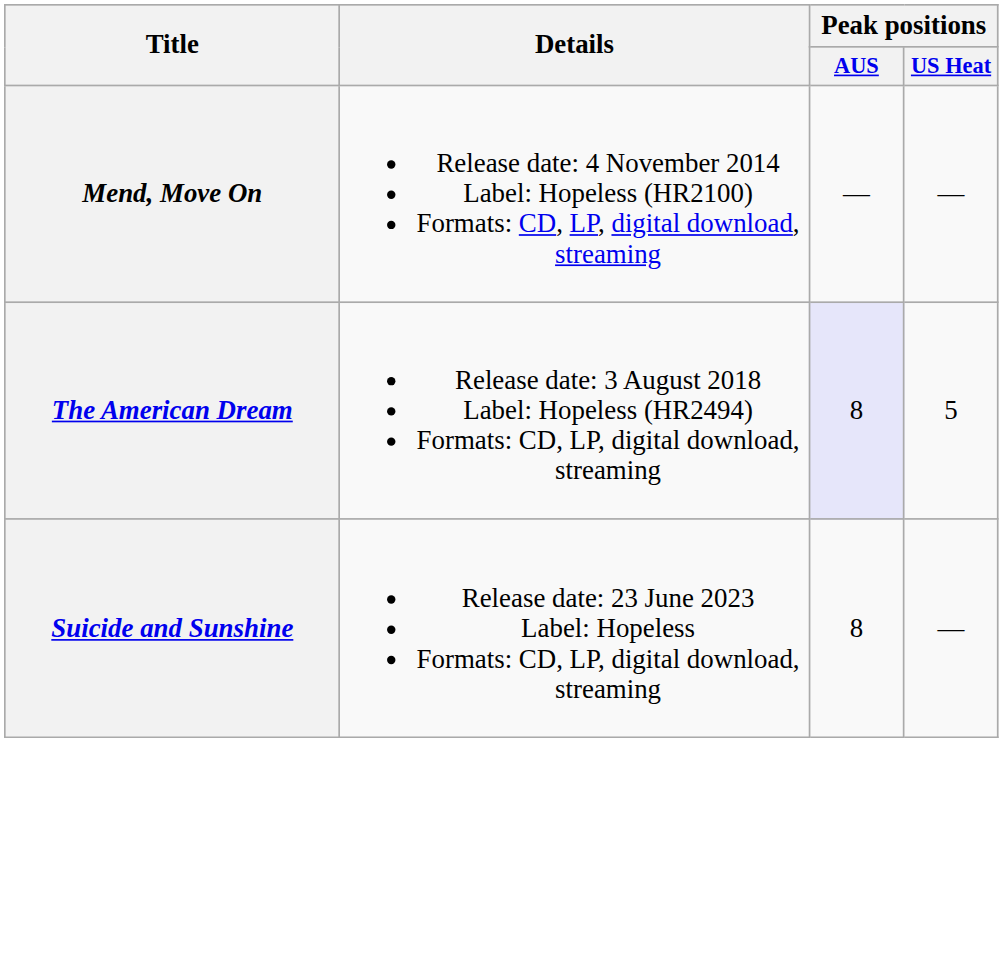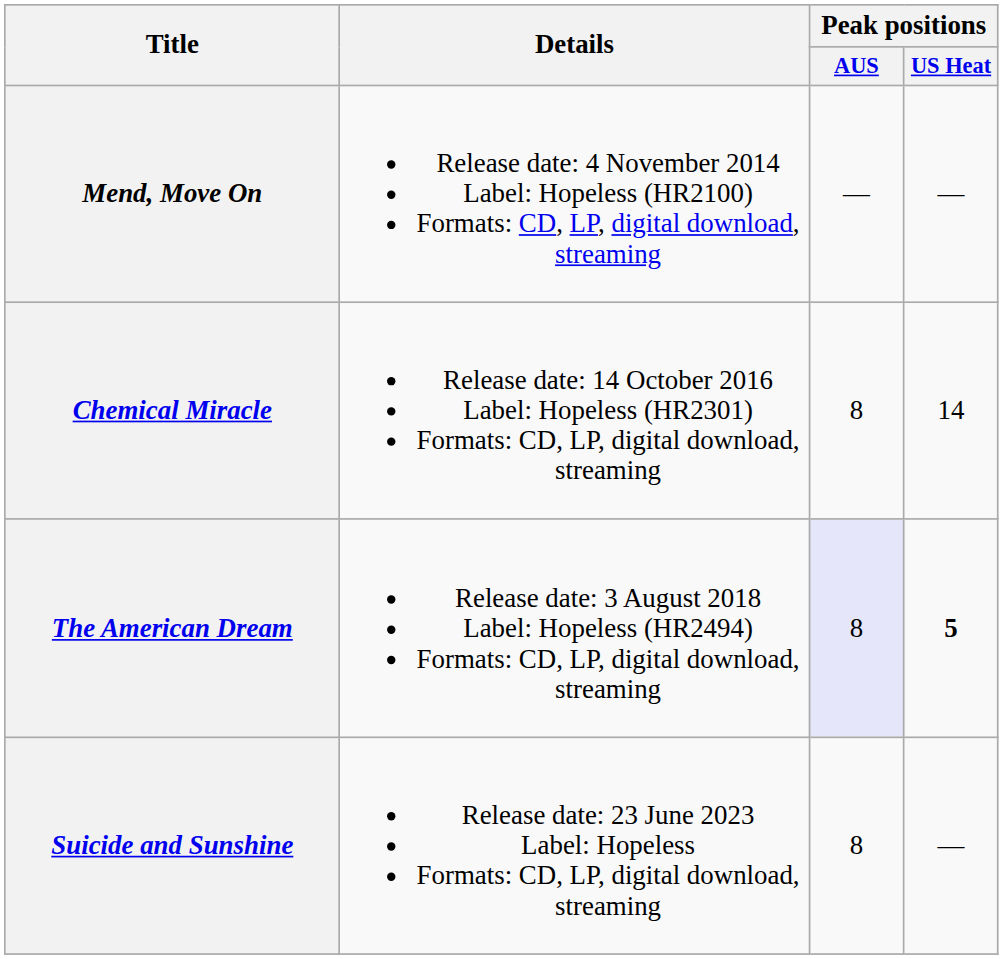+ row: (172, 410)
(951, 410) normal -> (951, 627) bold
